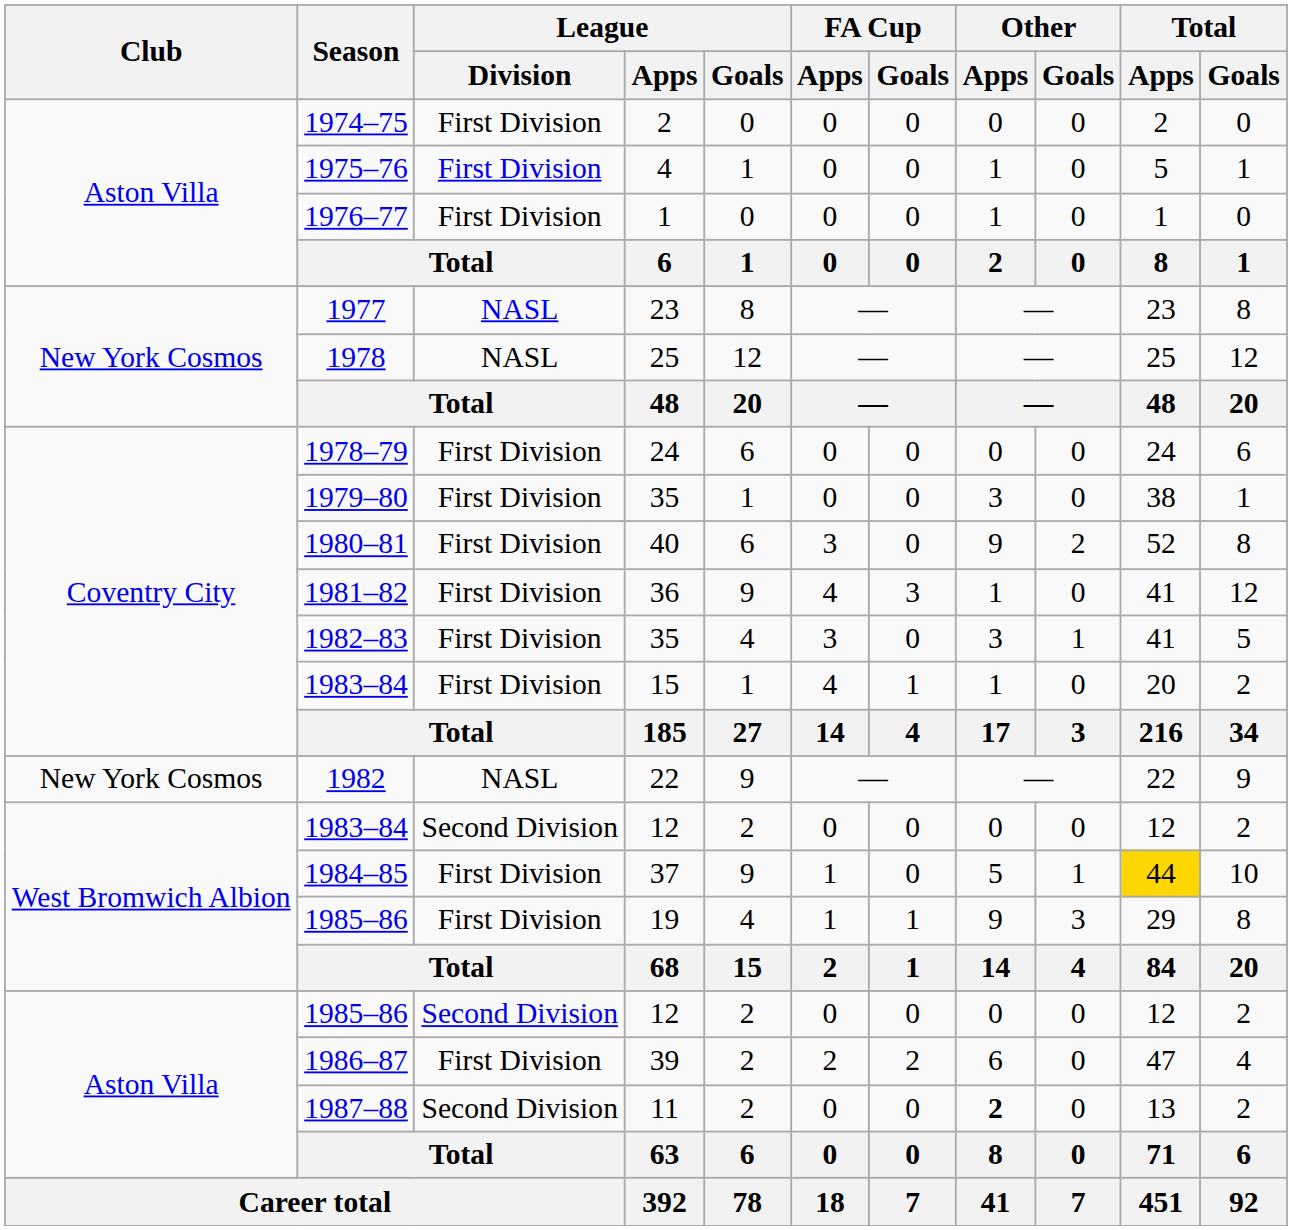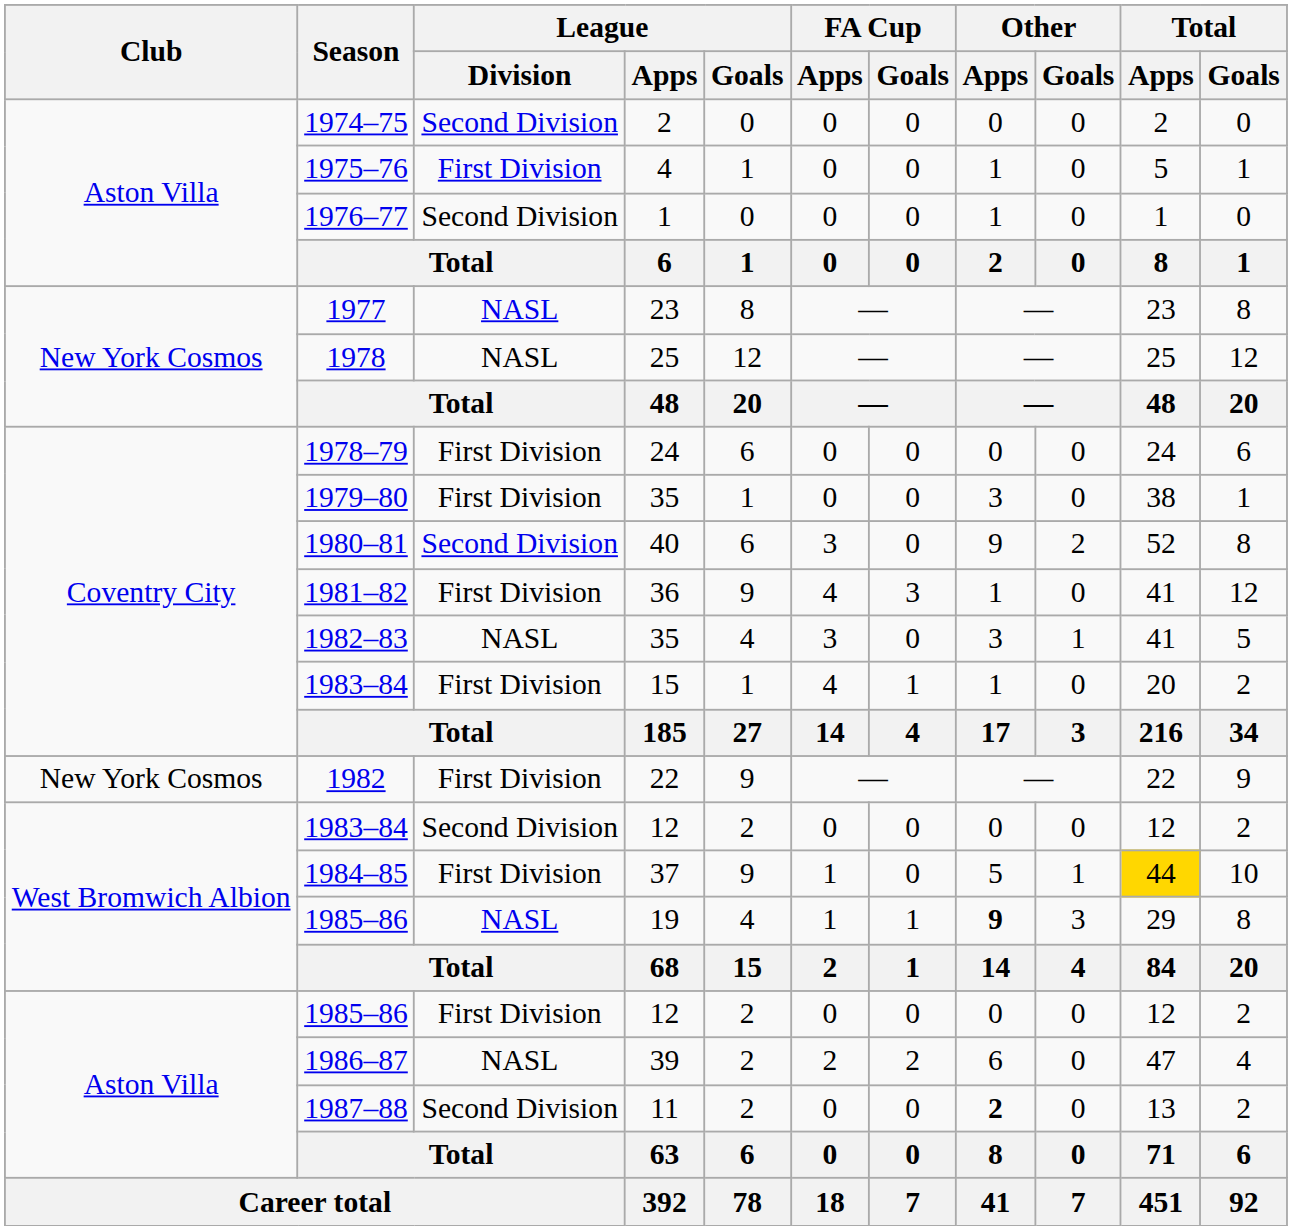(520, 121) First Division -> (520, 121) Second Division
(520, 215) First Division -> (520, 215) Second Division
(520, 544) First Division -> (520, 544) Second Division
(520, 638) First Division -> (520, 638) NASL
(520, 779) NASL -> (520, 779) First Division
(520, 919) First Division -> (520, 919) NASL
(995, 919) normal -> (995, 919) bold
(520, 1013) Second Division -> (520, 1013) First Division
(520, 1060) First Division -> (520, 1060) NASL
